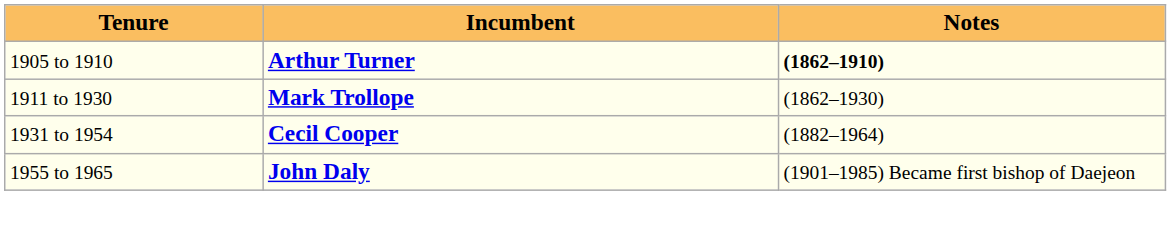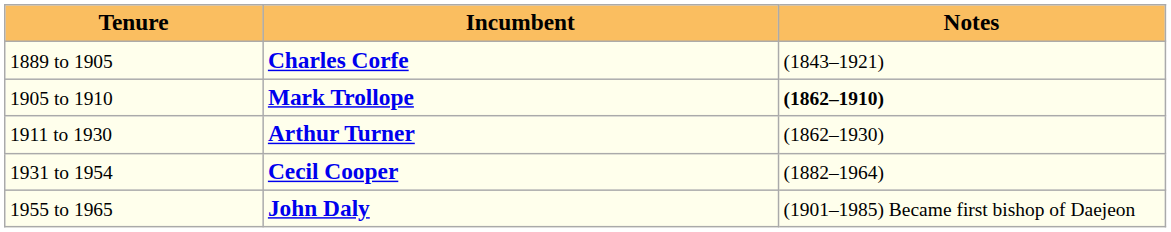+ row: (61, 61)
(341, 60) Arthur Turner -> (341, 97) Mark Trollope
(341, 97) Mark Trollope -> (341, 134) Arthur Turner
